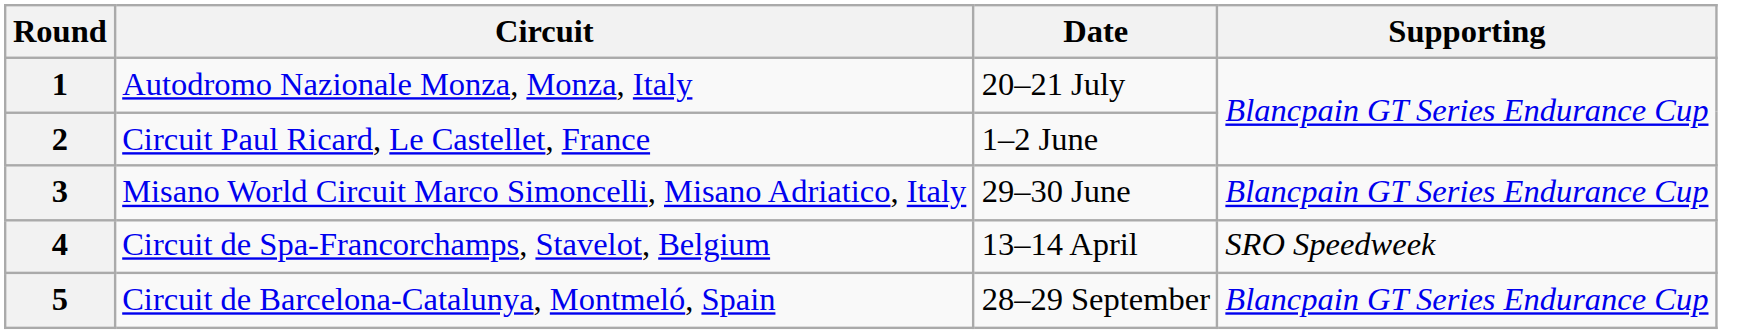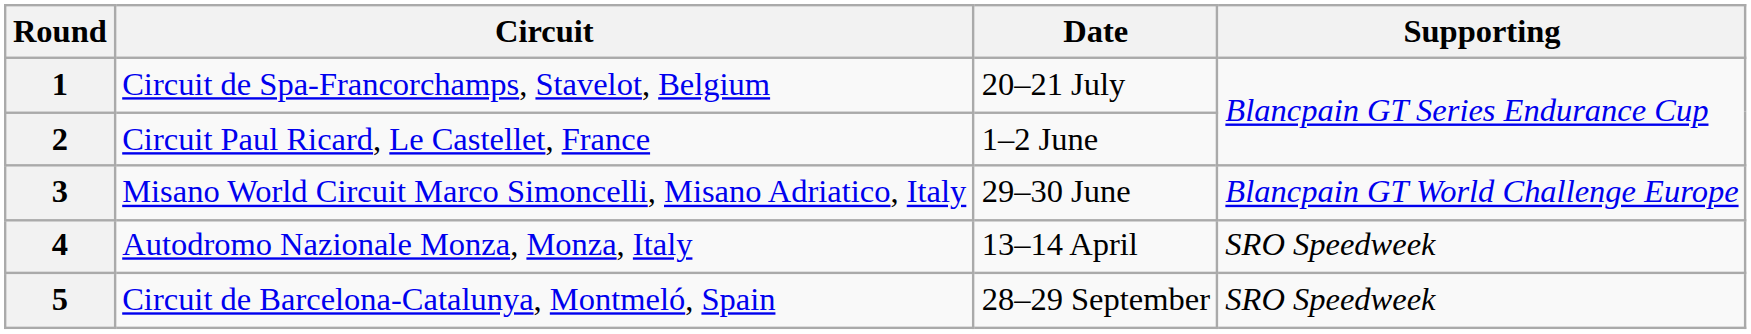(407, 84) Autodromo Nazionale Monza, Monza, Italy -> (446, 84) Circuit de Spa-Francorchamps, Stavelot, Belgium
(1467, 191) Blancpain GT Series Endurance Cup -> (1482, 191) Blancpain GT World Challenge Europe
(446, 245) Circuit de Spa-Francorchamps, Stavelot, Belgium -> (407, 245) Autodromo Nazionale Monza, Monza, Italy
(1467, 299) Blancpain GT Series Endurance Cup -> (1330, 299) SRO Speedweek
